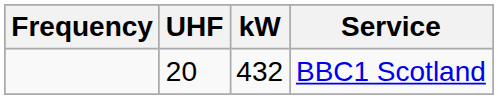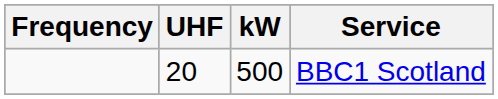(260, 71) 432 -> (260, 71) 500
